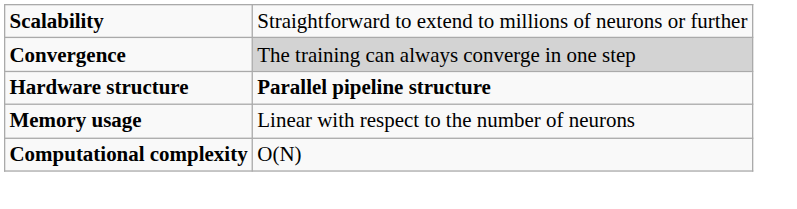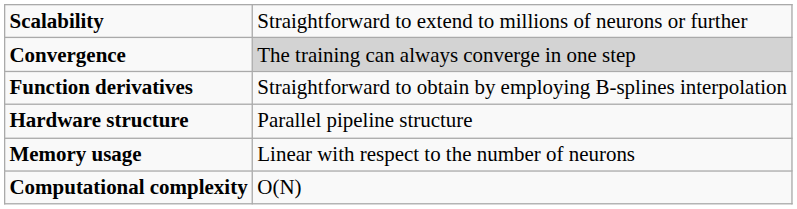+ row: (101, 87)
(374, 87) bold -> (365, 120) normal
